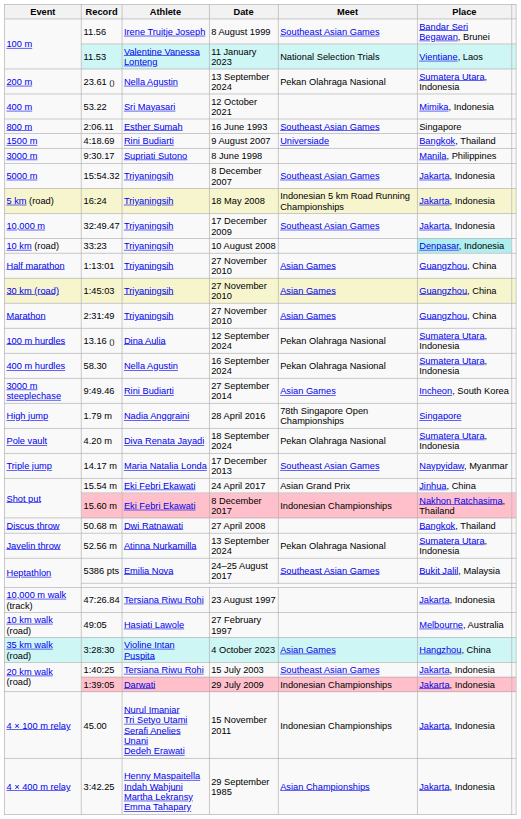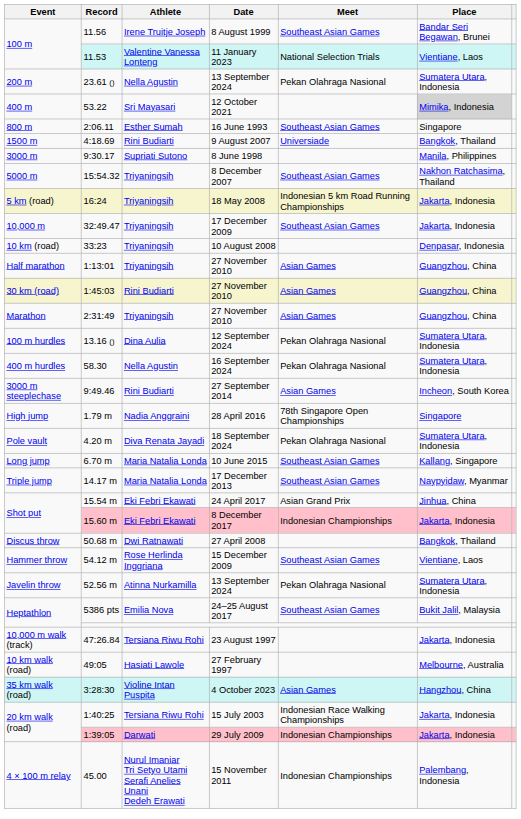(457, 107) no background -> (457, 107) lightgrey background
(457, 176) Jakarta, Indonesia -> (462, 176) Nakhon Ratchasima, Thailand
(462, 246) paleturquoise background -> (462, 246) no background
(149, 291) Triyaningsih -> (149, 291) Rini Budiarti
+ row: (98, 461)
(462, 506) Nakhon Ratchasima, Thailand -> (457, 521) Jakarta, Indonesia
+ row: (100, 560)
(330, 670) Southeast Asian Games -> (333, 715) Indonesian Race Walking Championships
(457, 725) Jakarta, Indonesia -> (444, 775) Palembang, Indonesia
- row: (99, 787)
